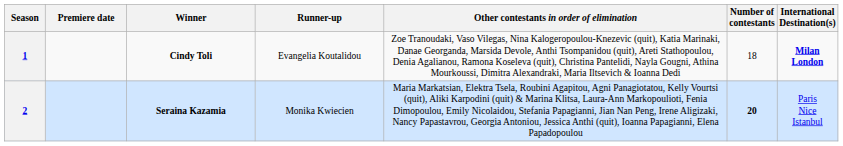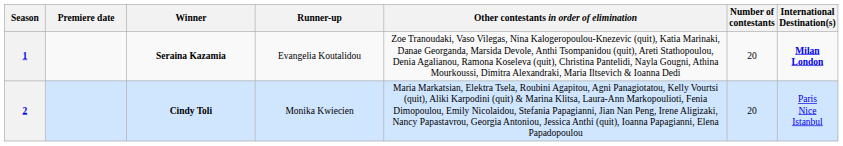(191, 56) Cindy Toli -> (191, 56) Seraina Kazamia
(752, 56) 18 -> (752, 56) 20
(191, 111) Seraina Kazamia -> (191, 111) Cindy Toli
(752, 111) bold -> (752, 111) normal
